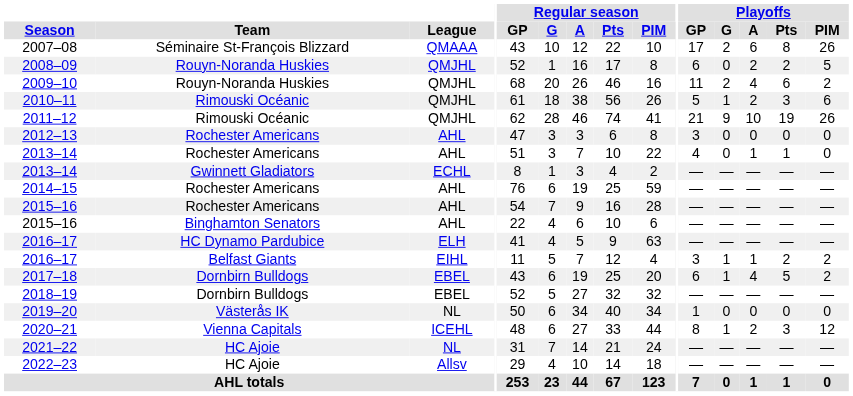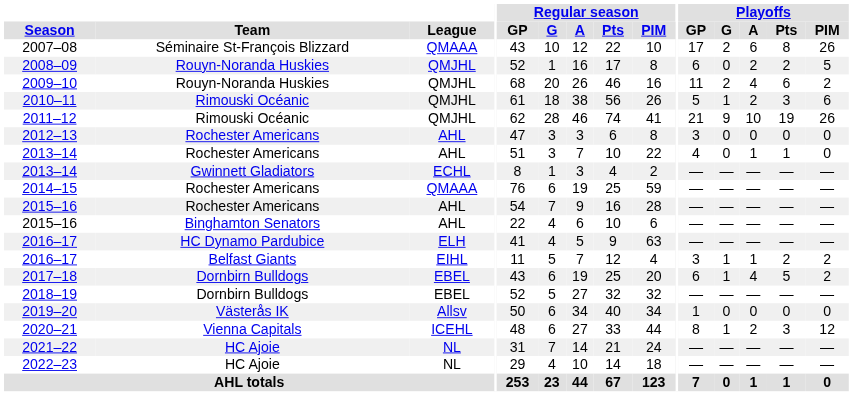(452, 188) AHL -> (452, 188) QMAAA
(452, 312) NL -> (452, 312) Allsv
(452, 364) Allsv -> (452, 364) NL
